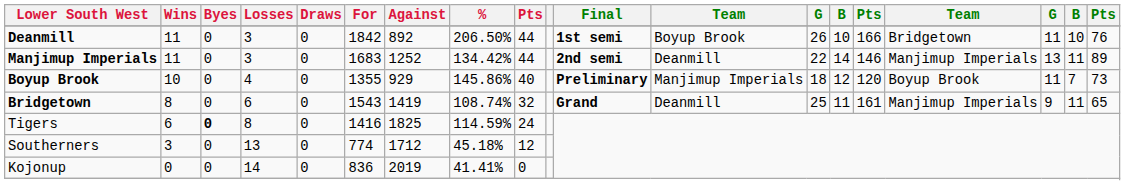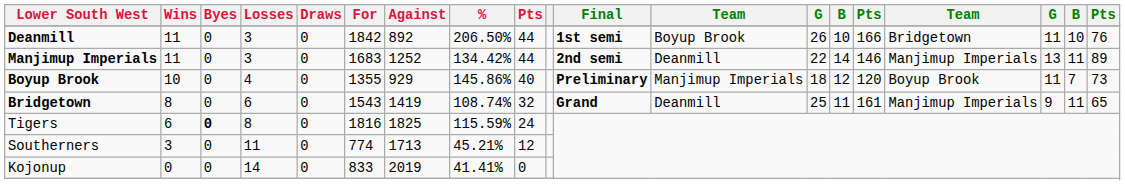(365, 124) 1416 -> (365, 124) 1816
(482, 124) 114.59% -> (482, 124) 115.59%
(252, 146) 13 -> (252, 146) 11
(405, 146) 1712 -> (405, 146) 1713
(478, 146) 45.18% -> (478, 146) 45.21%
(361, 168) 836 -> (361, 168) 833
